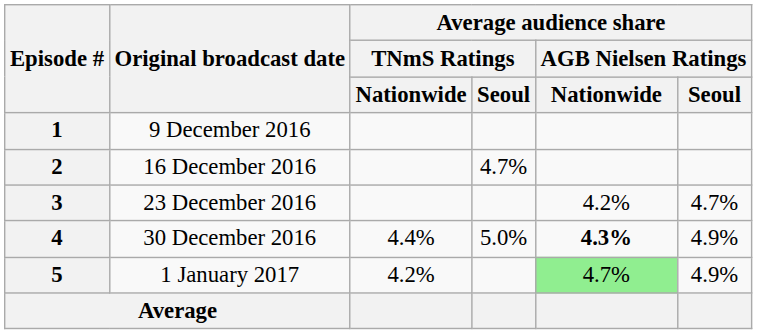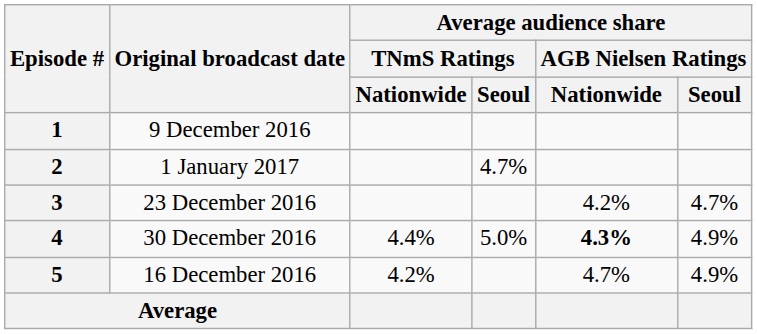(230, 166) 16 December 2016 -> (230, 166) 1 January 2017
(230, 274) 1 January 2017 -> (230, 274) 16 December 2016
(606, 274) lightgreen background -> (606, 274) no background
